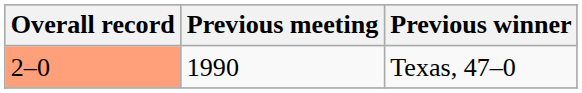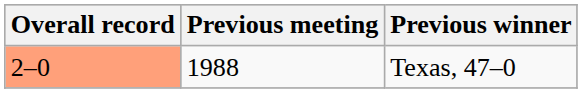(213, 66) 1990 -> (213, 66) 1988
